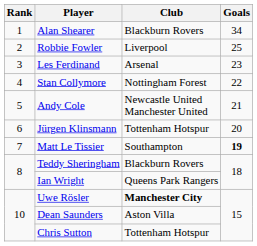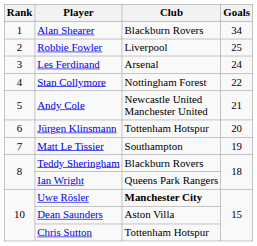(237, 64) 23 -> (237, 64) 24
(237, 146) bold -> (237, 146) normal
